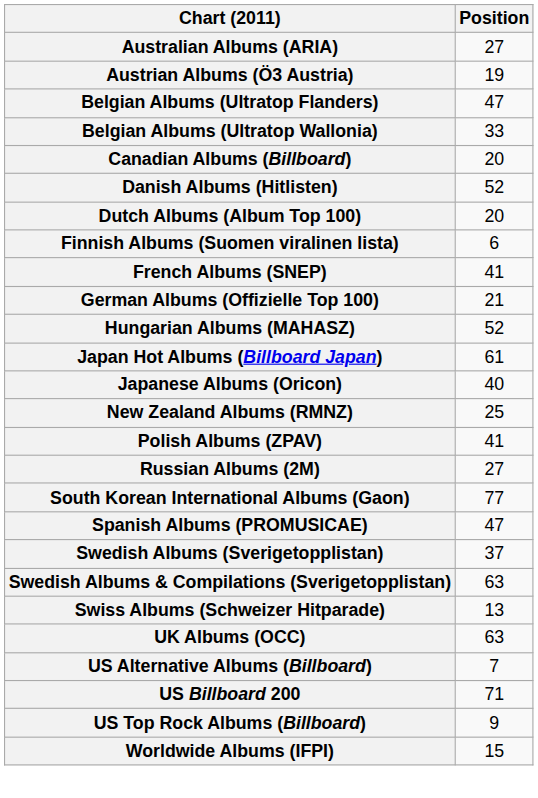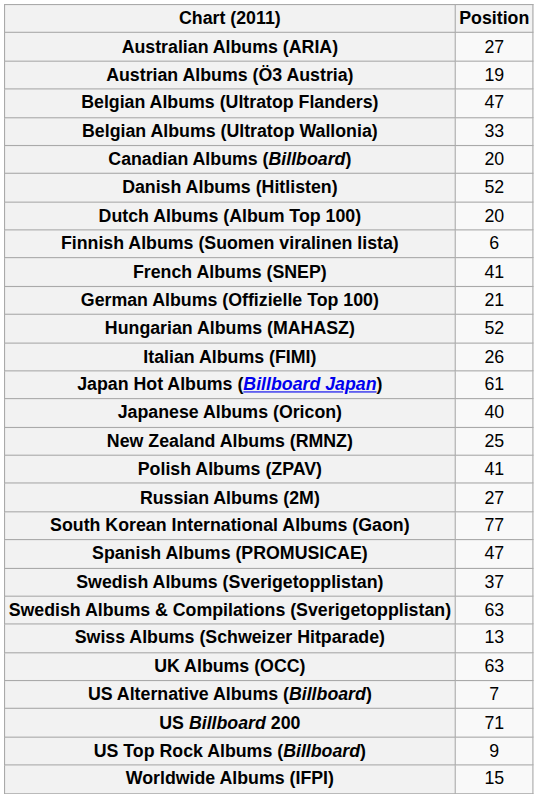+ row: (230, 356)
